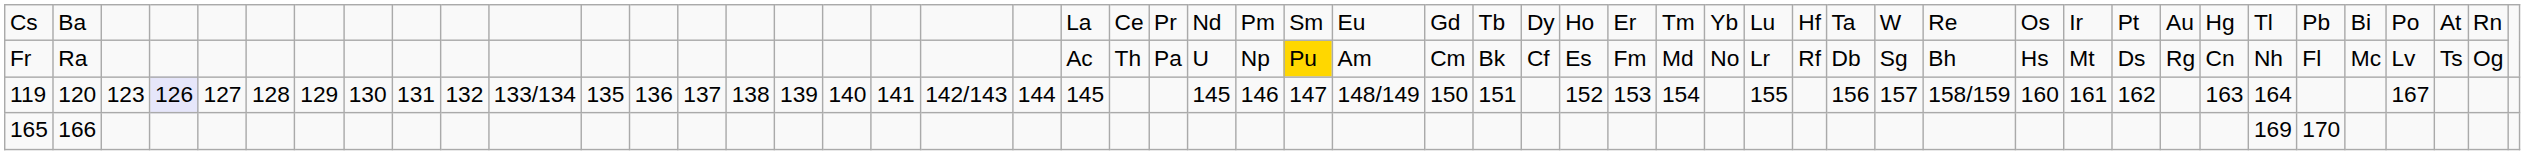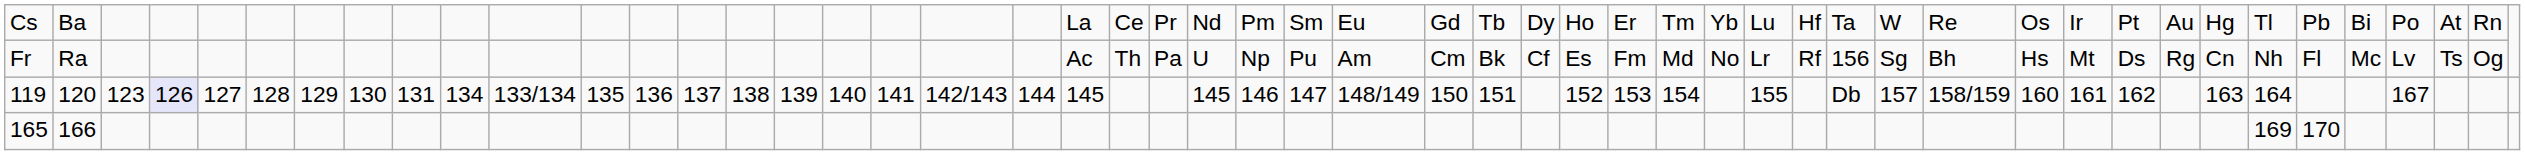(1303, 58) gold background -> (1303, 58) no background
(1846, 58) Db -> (1850, 58) 156
(464, 94) 132 -> (464, 94) 134
(1850, 94) 156 -> (1846, 94) Db
